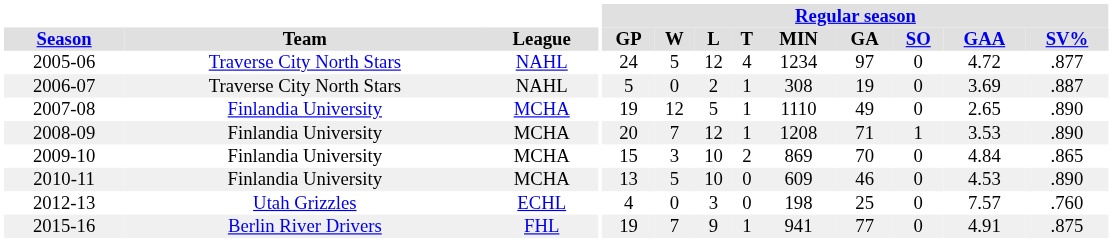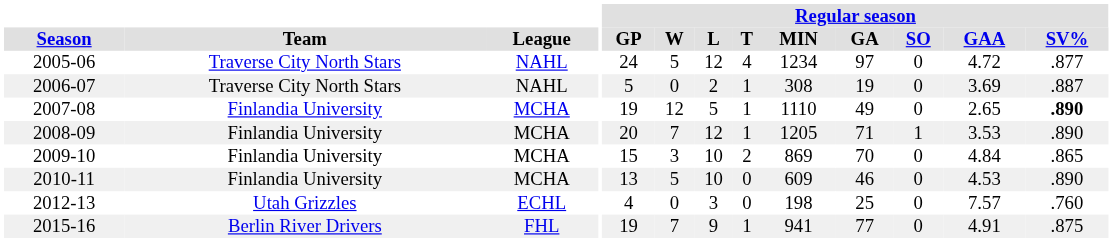(1067, 109) normal -> (1067, 109) bold
(799, 132) 1208 -> (799, 132) 1205
